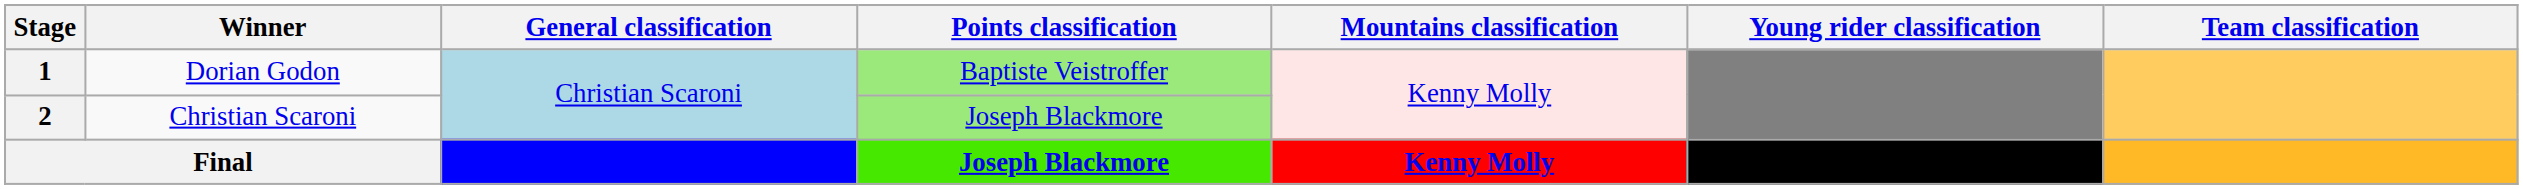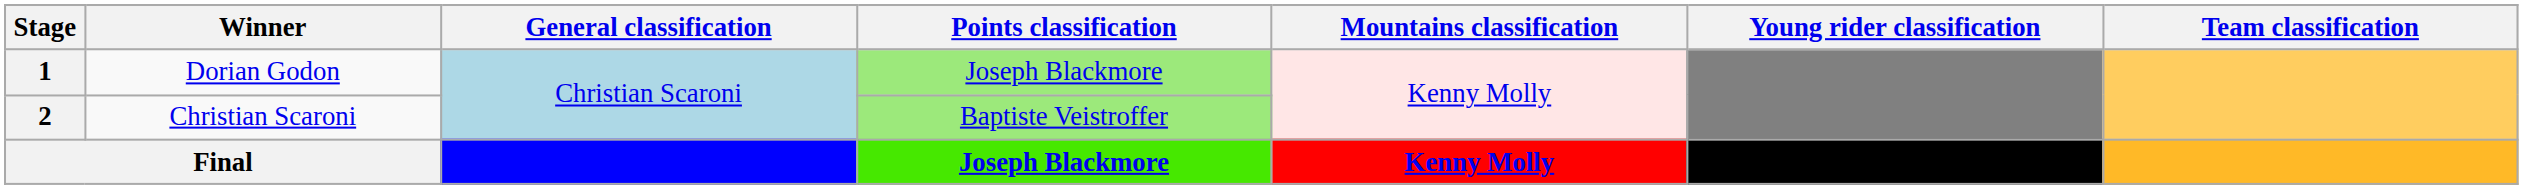(1064, 72) Baptiste Veistroffer -> (1064, 72) Joseph Blackmore
(1064, 116) Joseph Blackmore -> (1064, 116) Baptiste Veistroffer
